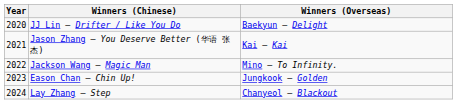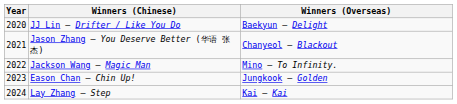(265, 45) Kai – Kai -> (290, 45) Chanyeol – Blackout
(290, 92) Chanyeol – Blackout -> (265, 92) Kai – Kai
